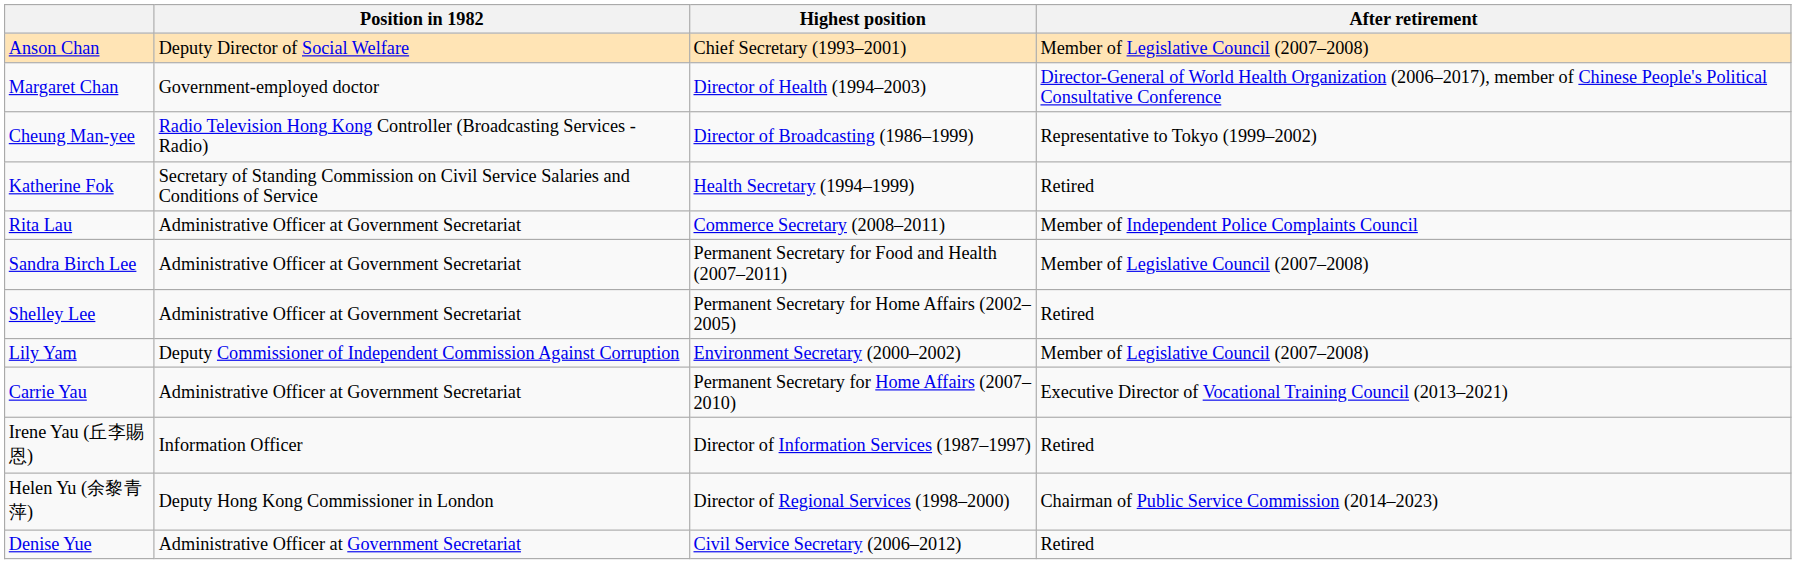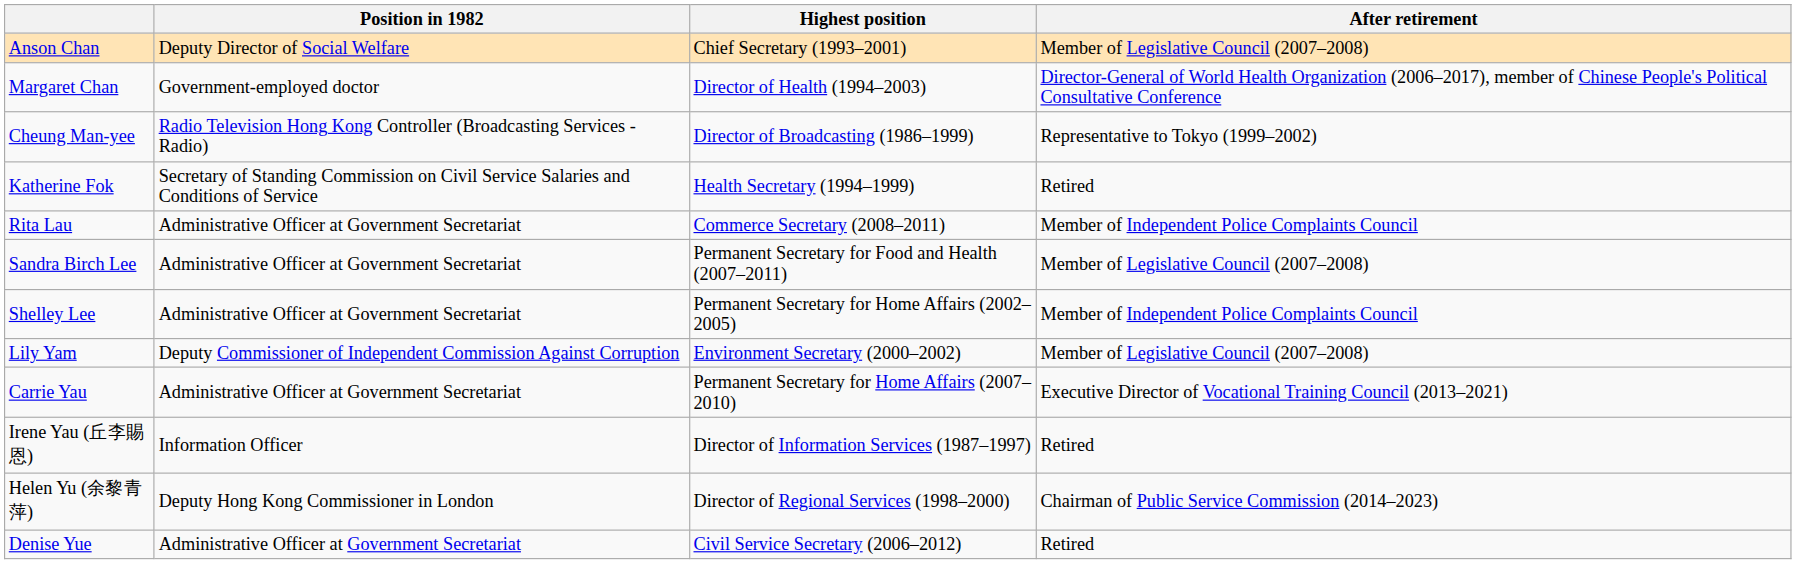(1067, 313) Retired -> (1229, 313) Member of Independent Police Complaints Council
